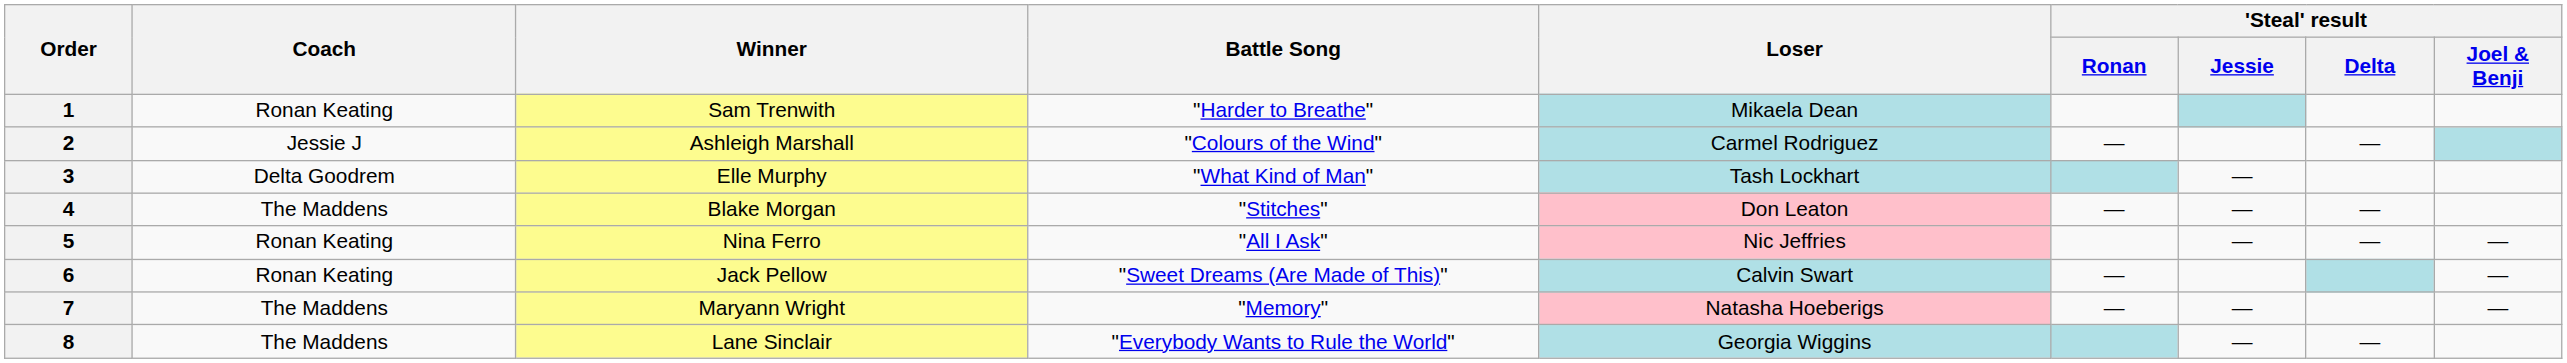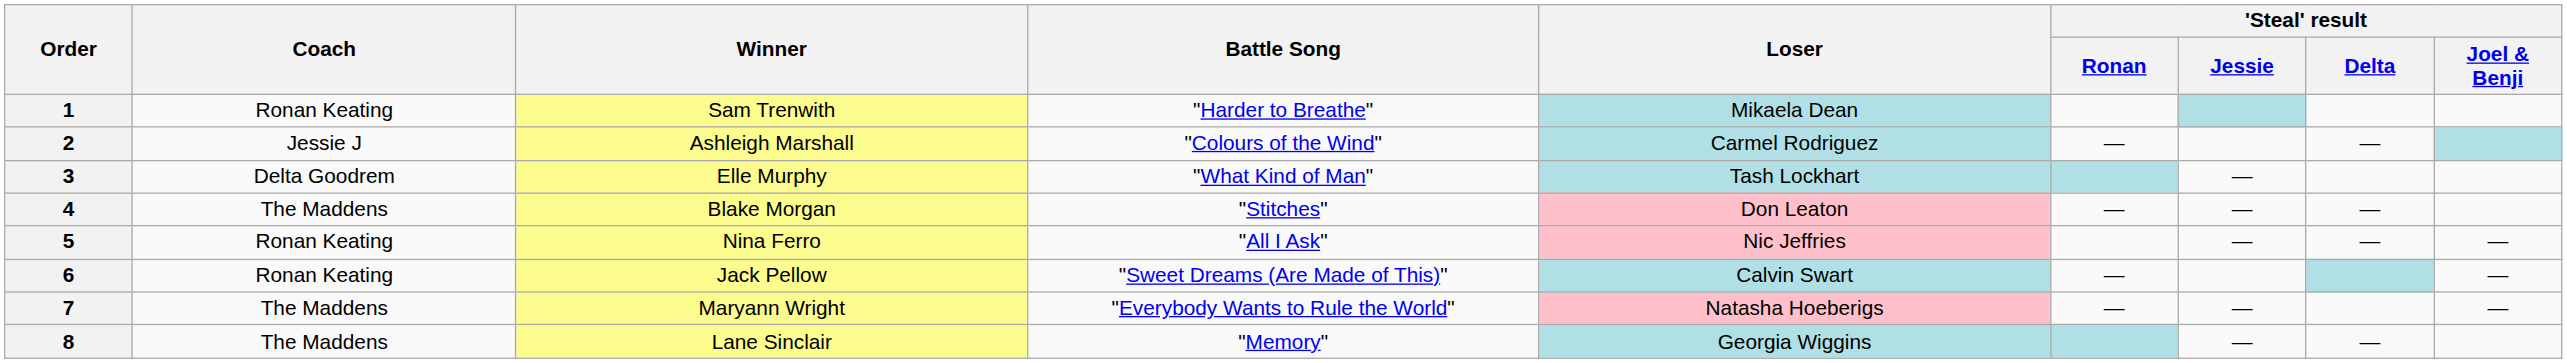(1283, 308) "Memory" -> (1283, 308) "Everybody Wants to Rule the World"
(1283, 341) "Everybody Wants to Rule the World" -> (1283, 341) "Memory"
